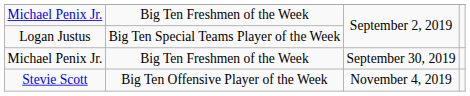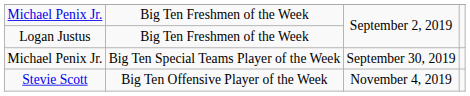(224, 36) Big Ten Special Teams Player of the Week -> (224, 36) Big Ten Freshmen of the Week
(224, 58) Big Ten Freshmen of the Week -> (224, 58) Big Ten Special Teams Player of the Week
